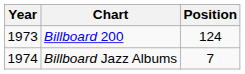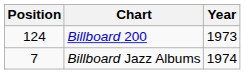columns swapped: (23, 15) <-> (210, 15)
